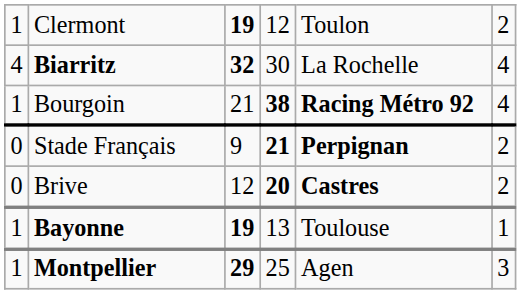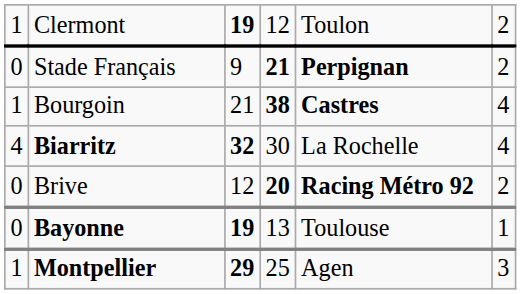rows swapped: (105, 146) <-> (75, 64)
(388, 104) Racing Métro 92 -> (340, 106) Castres
(340, 186) Castres -> (388, 186) Racing Métro 92
(17, 227) 1 -> (17, 227) 0
